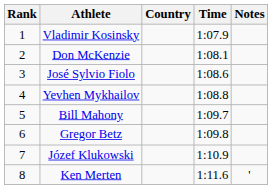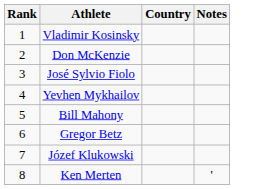- column: (213, 14)
